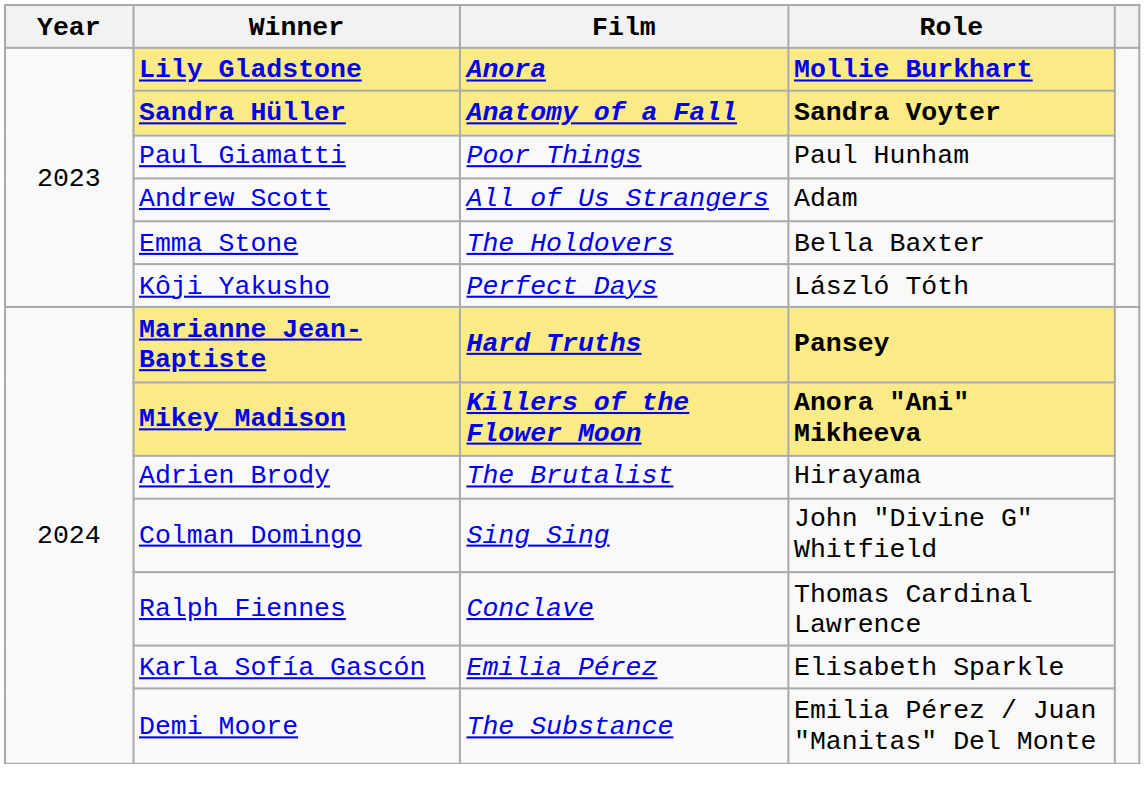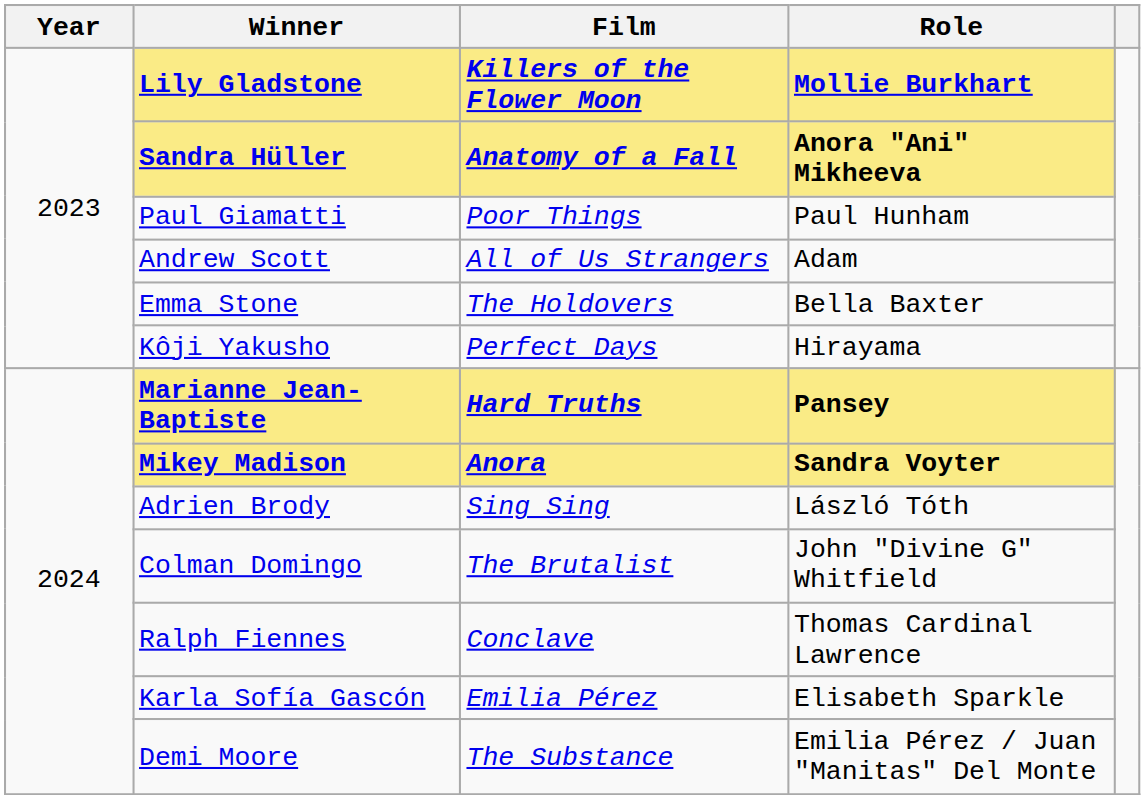(506, 70) Anora -> (578, 85) Killers of the Flower Moon
(897, 113) Sandra Voyter -> (882, 159) Anora "Ani" Mikheeva
(882, 286) László Tóth -> (858, 347) Hirayama
(578, 418) Killers of the Flower Moon -> (506, 464) Anora
(882, 418) Anora "Ani" Mikheeva -> (897, 464) Sandra Voyter
(570, 477) The Brutalist -> (538, 507) Sing Sing
(858, 477) Hirayama -> (882, 507) László Tóth
(538, 535) Sing Sing -> (570, 566) The Brutalist
